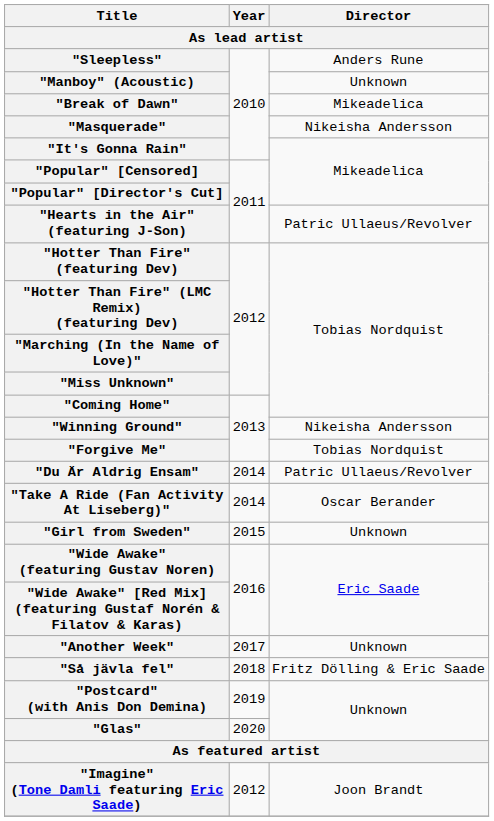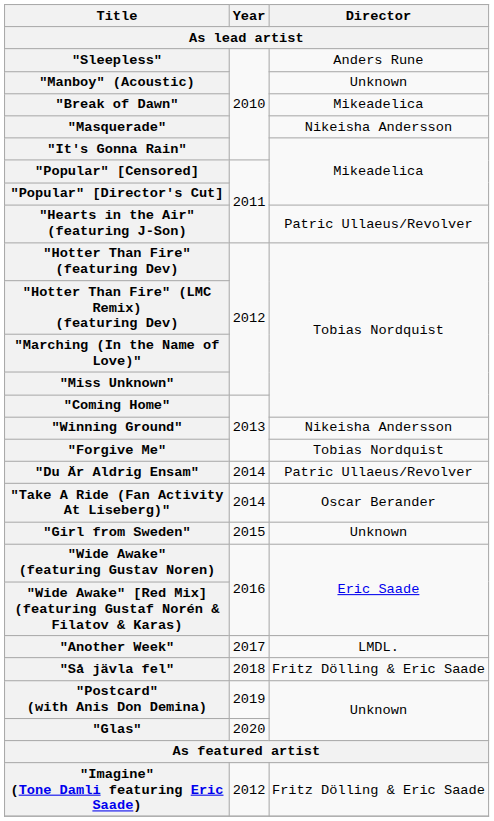(378, 647) Unknown -> (378, 647) LMDL.
(378, 790) Joon Brandt -> (378, 790) Fritz Dölling & Eric Saade
